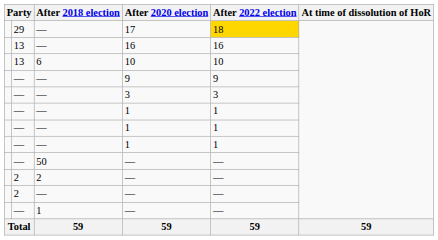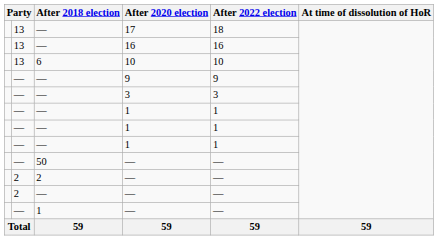(19, 29) 29 -> (19, 29) 13
(218, 29) gold background -> (218, 29) no background
